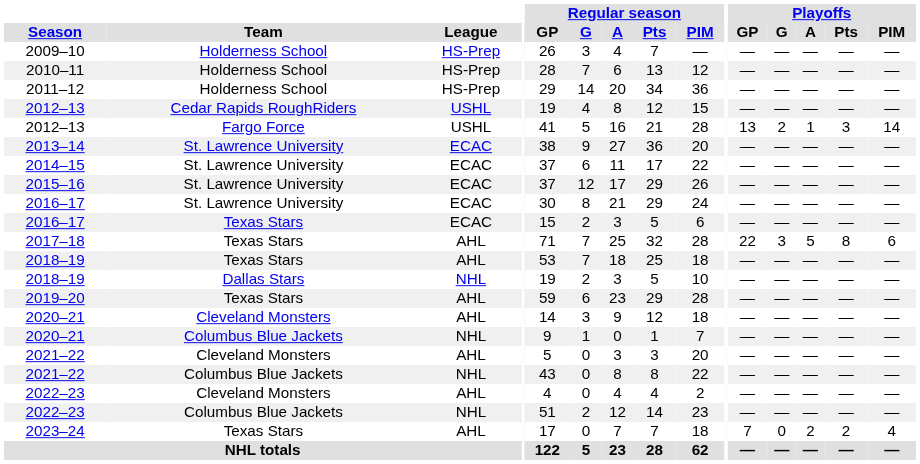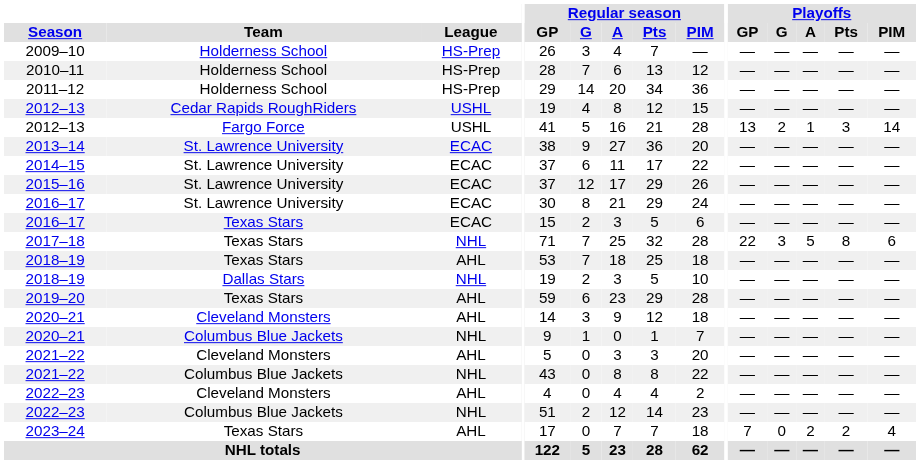(471, 241) AHL -> (471, 241) NHL
